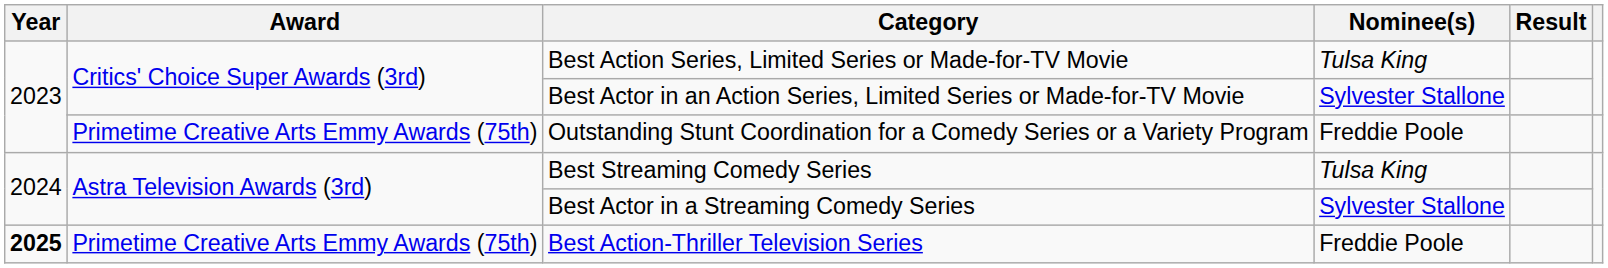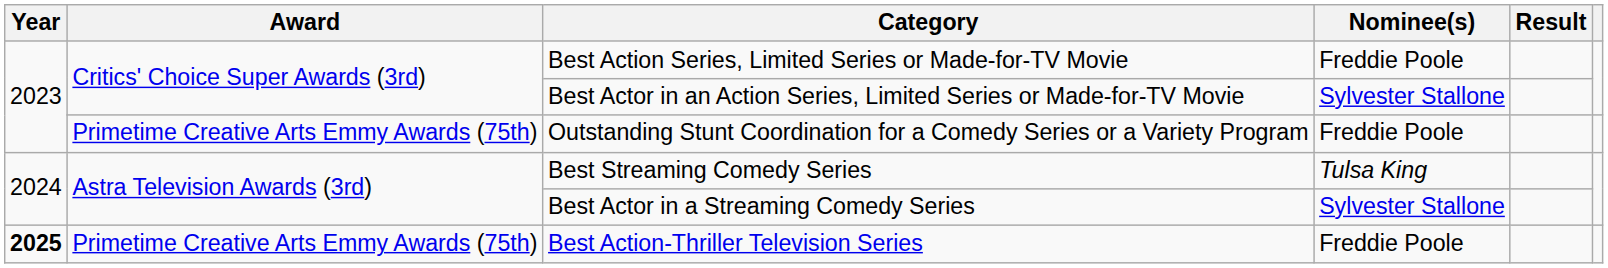(1373, 59) Tulsa King -> (1391, 59) Freddie Poole
